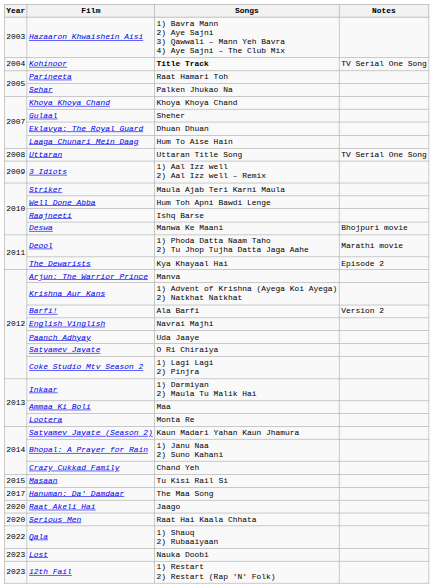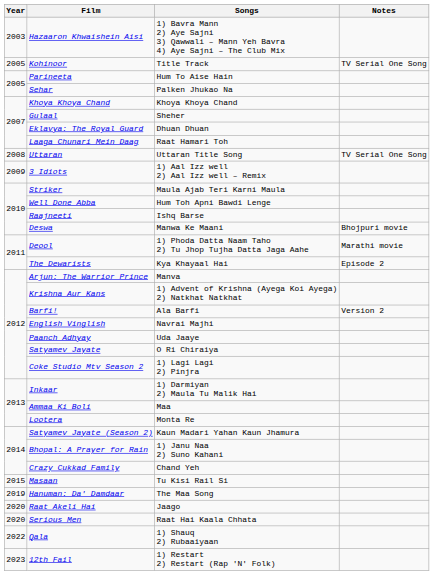(16, 64) 2004 -> (16, 64) 2005
(183, 64) bold -> (183, 64) normal
(192, 77) Raat Hamari Toh -> (195, 77) Hum To Aise Hain
(195, 142) Hum To Aise Hain -> (192, 142) Raat Hamari Toh
(16, 494) 2017 -> (16, 494) 2019
- row: (39, 555)
